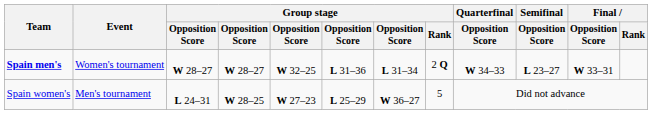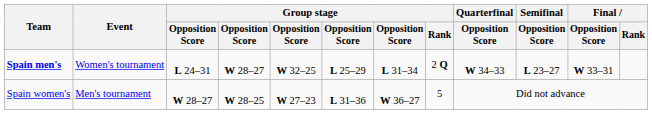(192, 71) W 28–27 -> (192, 71) L 24–31
(348, 71) L 31–36 -> (348, 71) L 25–29
(192, 101) L 24–31 -> (192, 101) W 28–27
(348, 101) L 25–29 -> (348, 101) L 31–36
